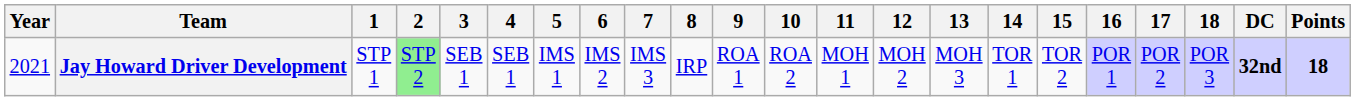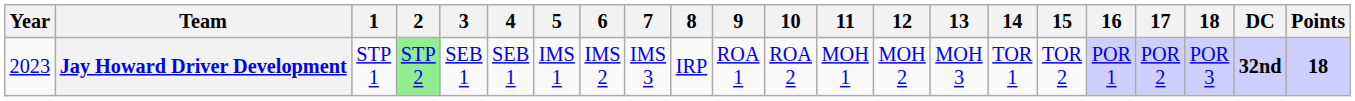(30, 66) 2021 -> (30, 66) 2023
